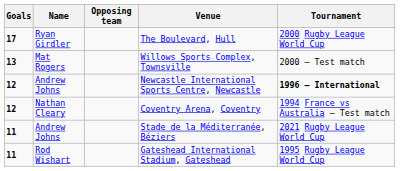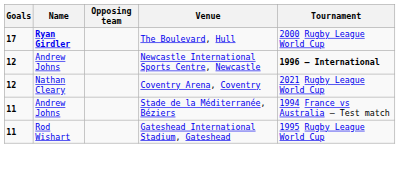(53, 39) normal -> (53, 39) bold
- row: (198, 62)
(335, 109) 1994 France vs Australia – Test match -> (322, 85) 2021 Rugby League World Cup
(322, 132) 2021 Rugby League World Cup -> (335, 109) 1994 France vs Australia – Test match
